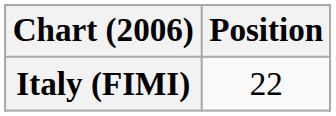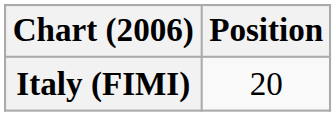(266, 83) 22 -> (266, 83) 20
